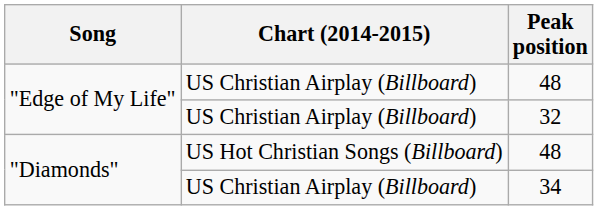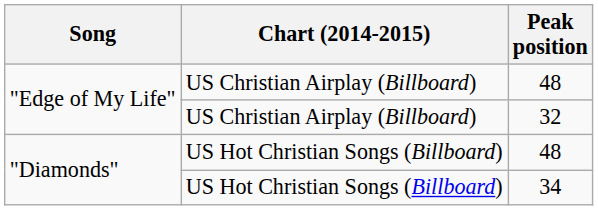(331, 186) US Christian Airplay (Billboard) -> (344, 186) US Hot Christian Songs (Billboard)
